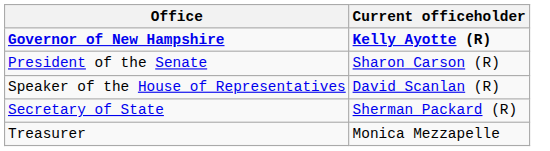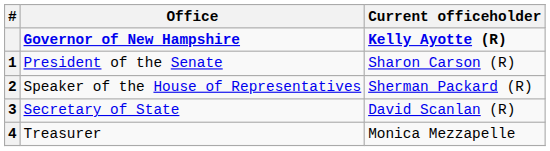+ column: (12, 16)
(426, 87) David Scanlan (R) -> (450, 87) Sherman Packard (R)
(435, 110) Sherman Packard (R) -> (442, 110) David Scanlan (R)
